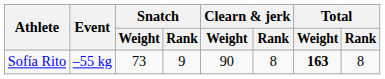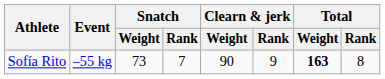(182, 62) 9 -> (182, 62) 7
(273, 62) 8 -> (273, 62) 9
